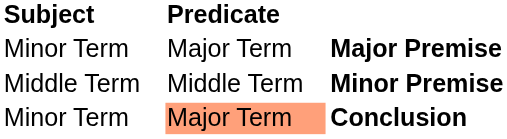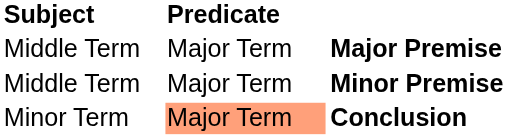(66, 49) Minor Term -> (72, 49) Middle Term
(235, 83) Middle Term -> (230, 83) Major Term
